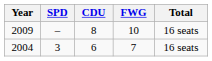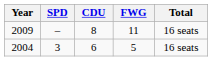(134, 30) 10 -> (134, 30) 11
(134, 47) 7 -> (134, 47) 5
